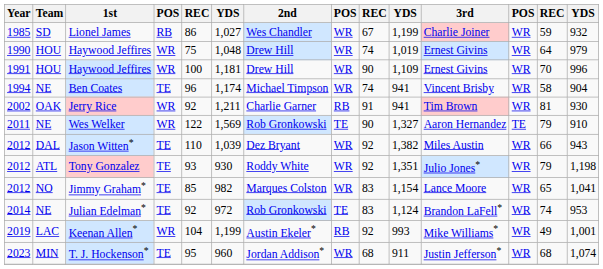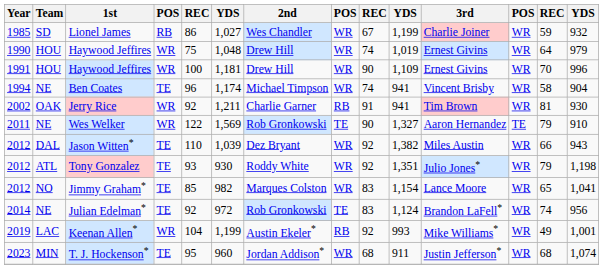(579, 210) 953 -> (579, 210) 956
